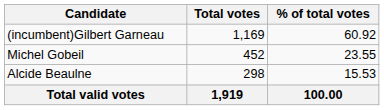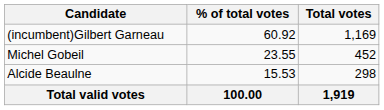columns swapped: (227, 14) <-> (323, 14)
